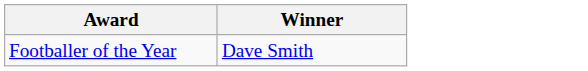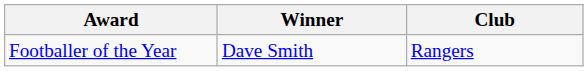+ column: (495, 19)
